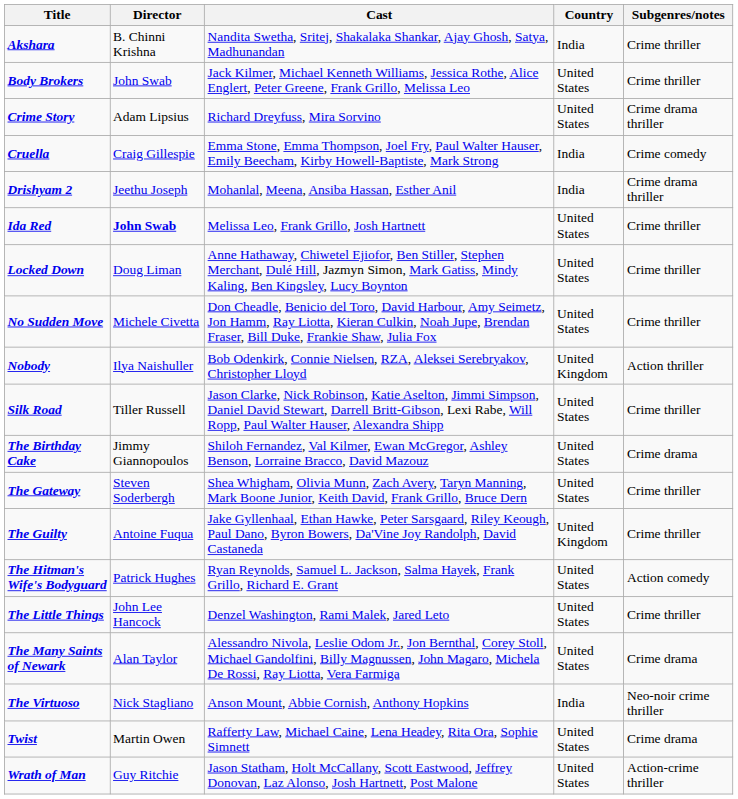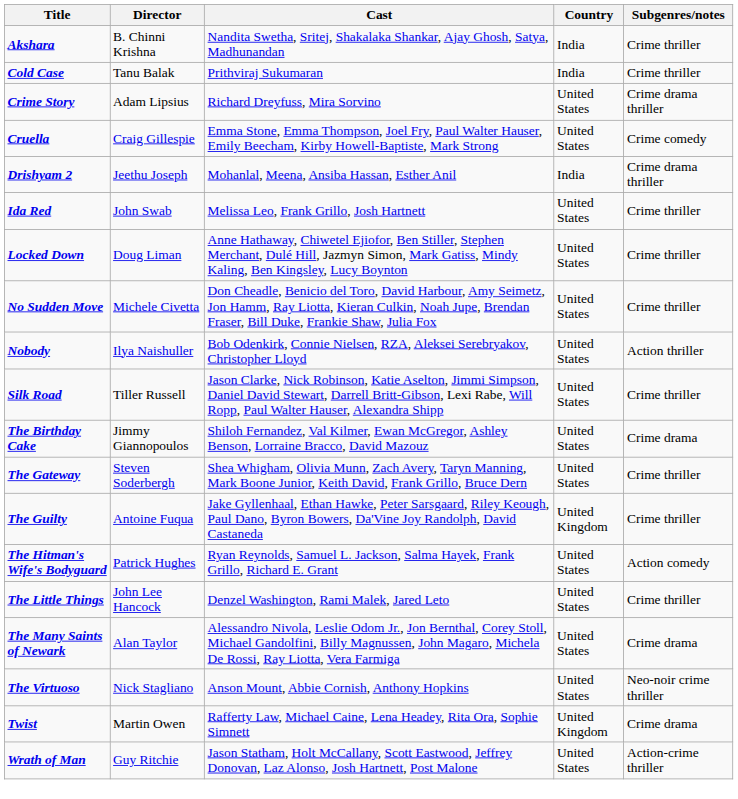- row: (45, 80)
+ row: (36, 72)
(571, 153) India -> (575, 138) United States
(145, 226) bold -> (142, 211) normal
(582, 365) United Kingdom -> (575, 350) United States
(571, 702) India -> (575, 687) United States
(575, 739) United States -> (582, 723) United Kingdom
